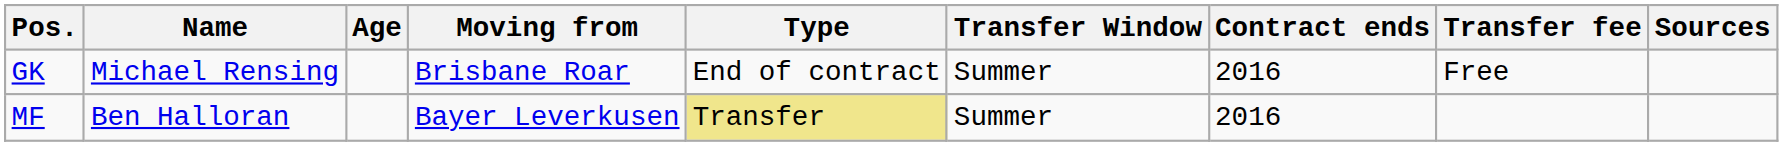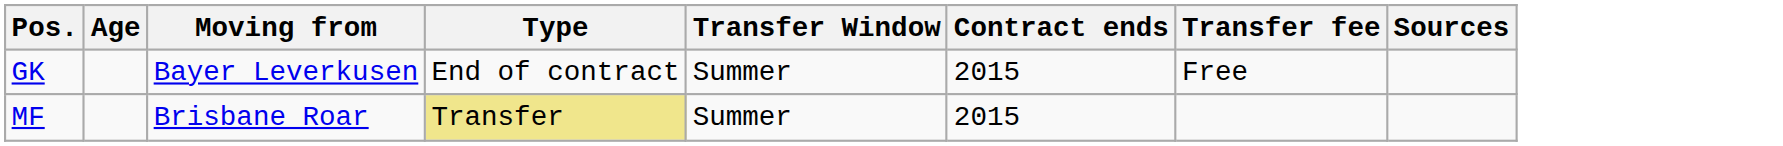- column: (215, 28)
(522, 72) Brisbane Roar -> (286, 72) Bayer Leverkusen
(1248, 72) 2016 -> (987, 72) 2015
(547, 117) Bayer Leverkusen -> (261, 117) Brisbane Roar
(1248, 117) 2016 -> (987, 117) 2015
